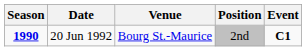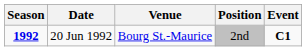(26, 35) 1990 -> (26, 35) 1992
